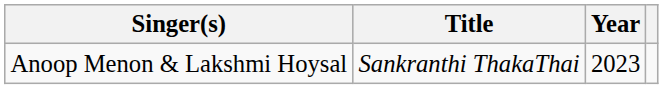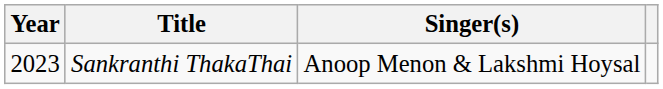columns swapped: (616, 24) <-> (179, 24)
